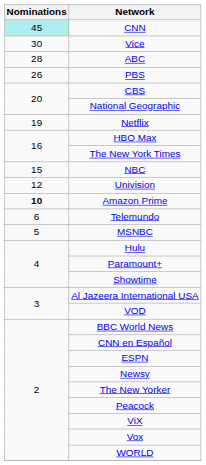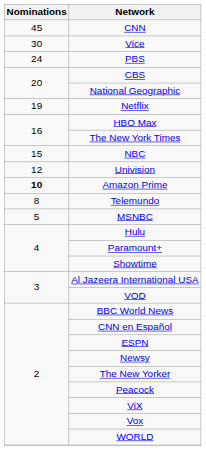(37, 28) paleturquoise background -> (37, 28) no background
- row: (135, 59)
(37, 75) 26 -> (37, 59) 24
(37, 216) 6 -> (37, 201) 8
